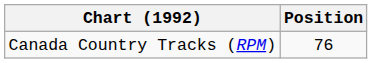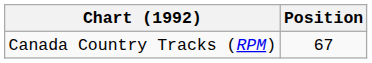(324, 45) 76 -> (324, 45) 67
